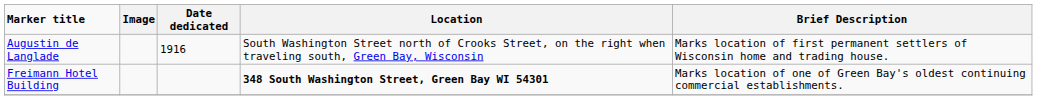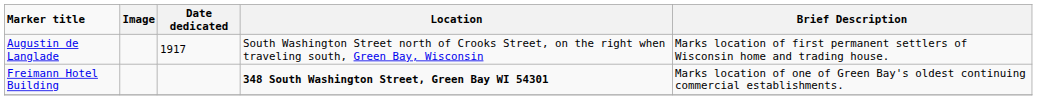(173, 49) 1916 -> (173, 49) 1917
